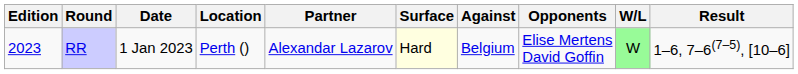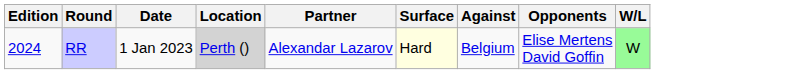- column: (722, 16)
(24, 48) 2023 -> (24, 48) 2024
(224, 48) no background -> (224, 48) lightgrey background
